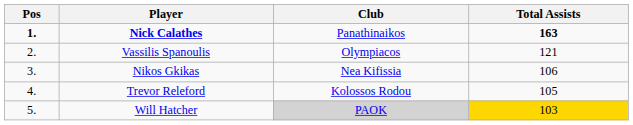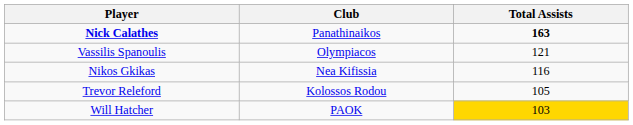- column: (32, 14)
(548, 71) 106 -> (541, 71) 116
(371, 110) lightgrey background -> (346, 110) no background
